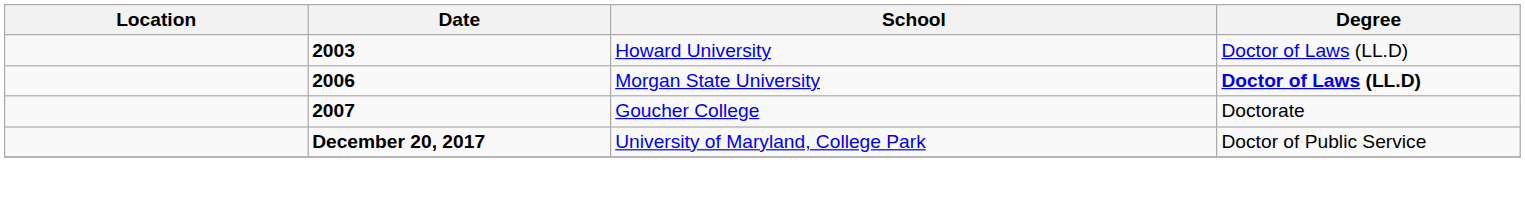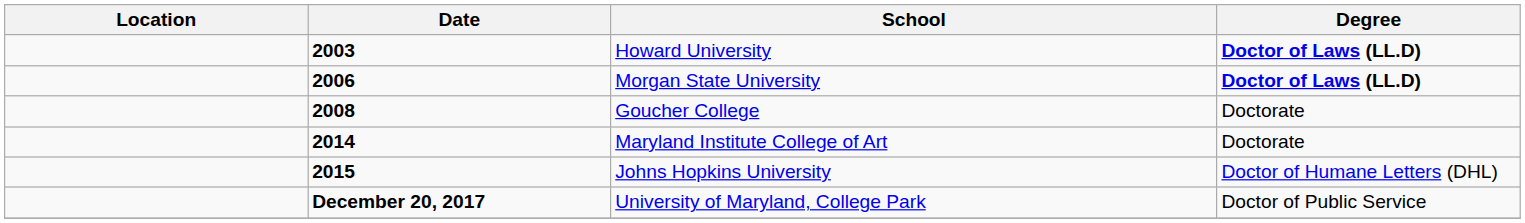(1315, 50) normal -> (1321, 50) bold
(333, 111) 2007 -> (333, 111) 2008
+ row: (751, 141)
+ row: (723, 171)
